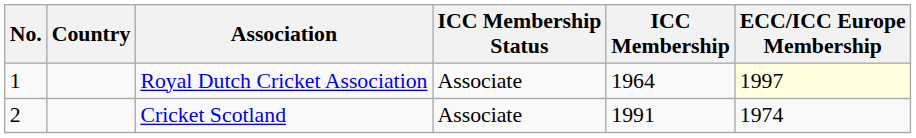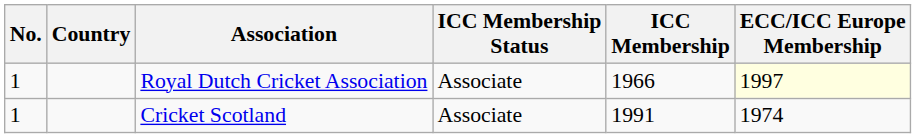(633, 80) 1964 -> (633, 80) 1966
(15, 115) 2 -> (15, 115) 1
